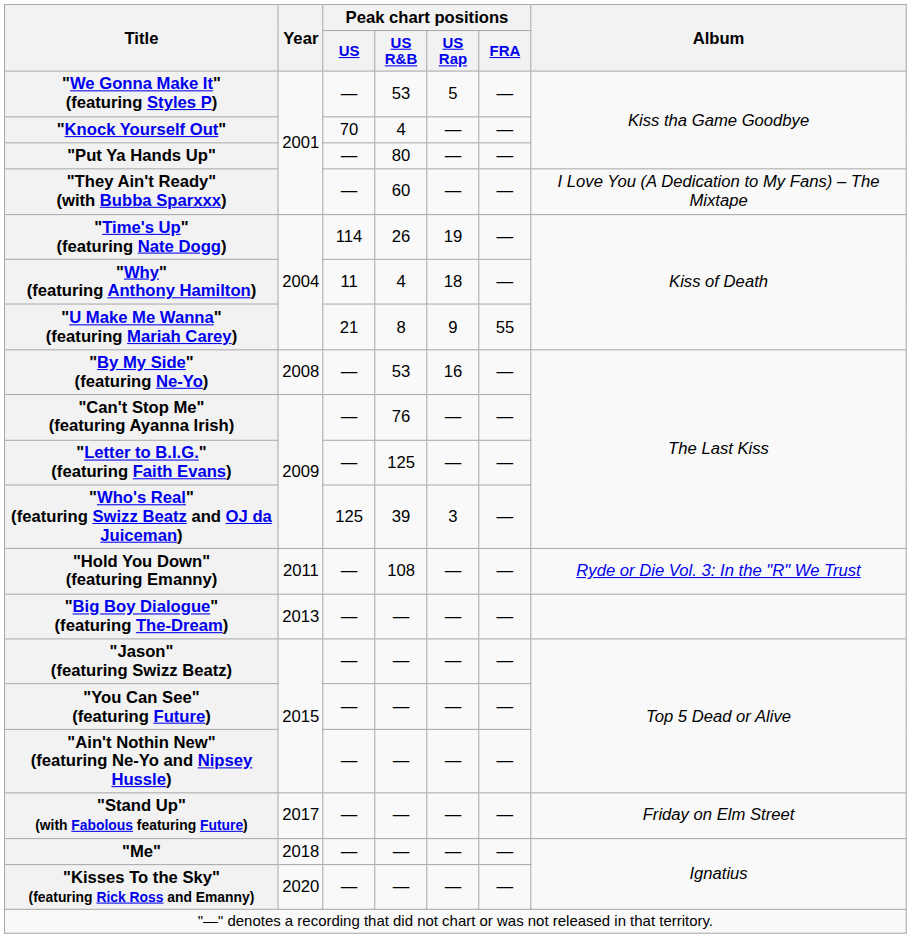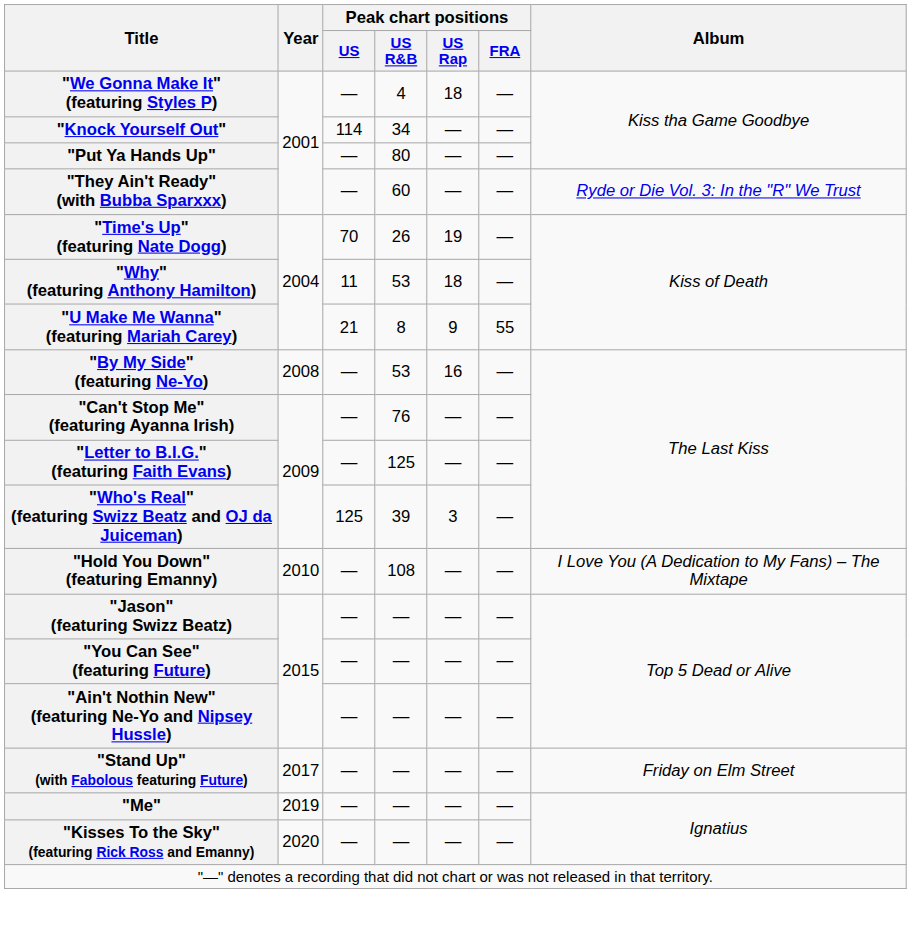(401, 93) 53 -> (401, 93) 4
(453, 93) 5 -> (453, 93) 18
(349, 129) 70 -> (349, 129) 114
(401, 129) 4 -> (401, 129) 34
(719, 191) I Love You (A Dedication to My Fans) – The Mixtape -> (719, 191) Ryde or Die Vol. 3: In the "R" We Trust
(349, 236) 114 -> (349, 236) 70
(401, 281) 4 -> (401, 281) 53
(301, 571) 2011 -> (301, 571) 2010
(719, 571) Ryde or Die Vol. 3: In the "R" We Trust -> (719, 571) I Love You (A Dedication to My Fans) – The Mixtape
- row: (141, 616)
(301, 851) 2018 -> (301, 806) 2019
